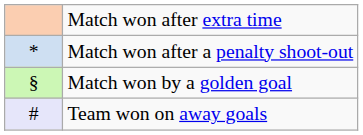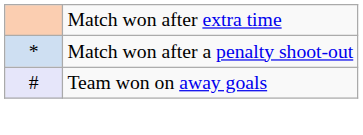- row: (180, 82)
